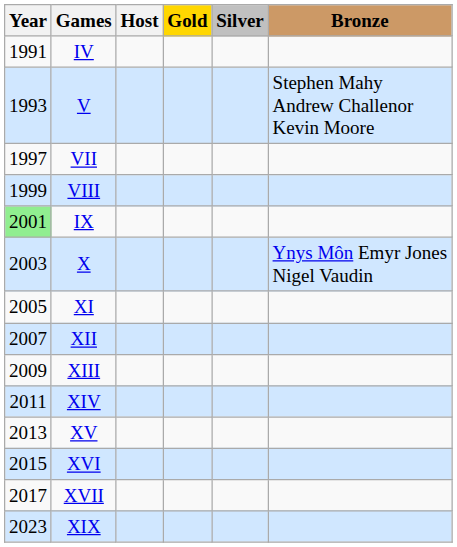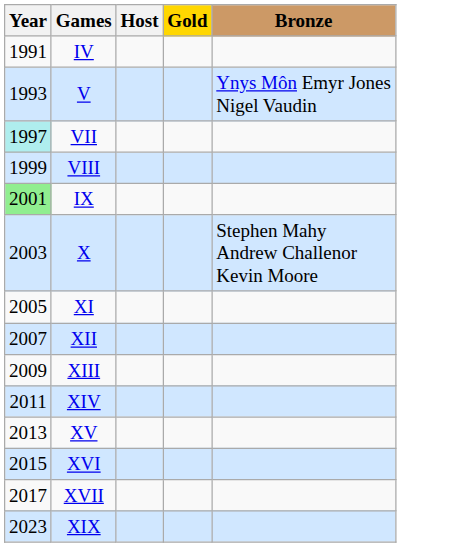- column: (240, 20)
(343, 105) Stephen Mahy Andrew Challenor Kevin Moore -> (304, 94) Ynys Môn Emyr Jones Nigel Vaudin
(28, 159) no background -> (28, 136) paleturquoise background
(360, 264) Ynys Môn Emyr Jones Nigel Vaudin -> (287, 253) Stephen Mahy Andrew Challenor Kevin Moore
